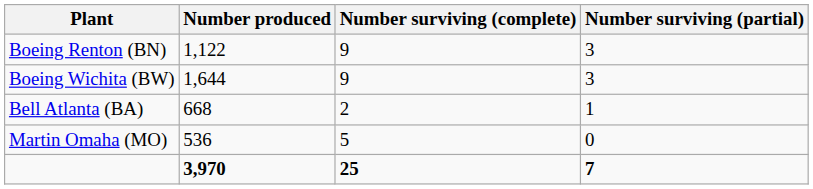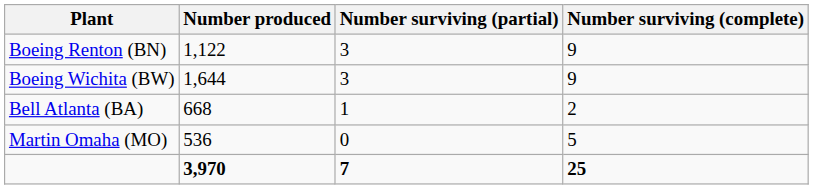columns swapped: (458, 19) <-> (695, 19)
